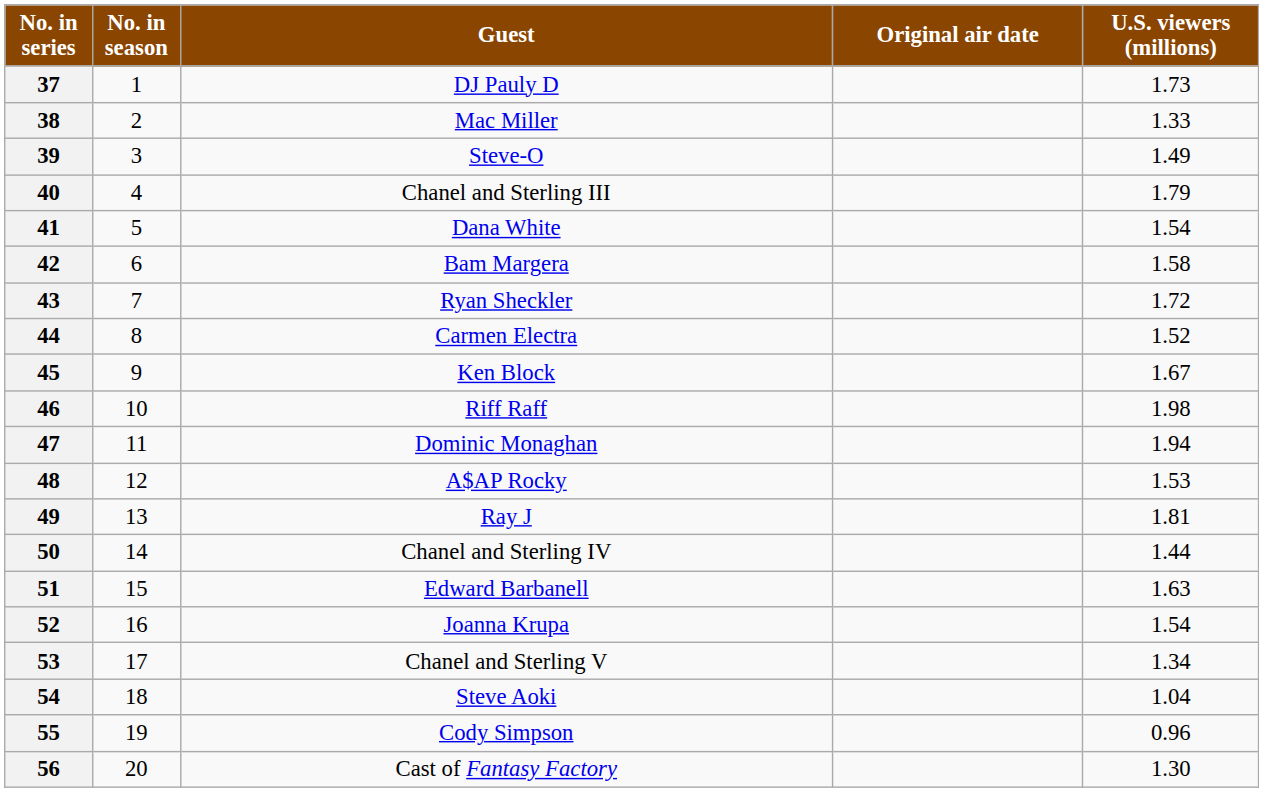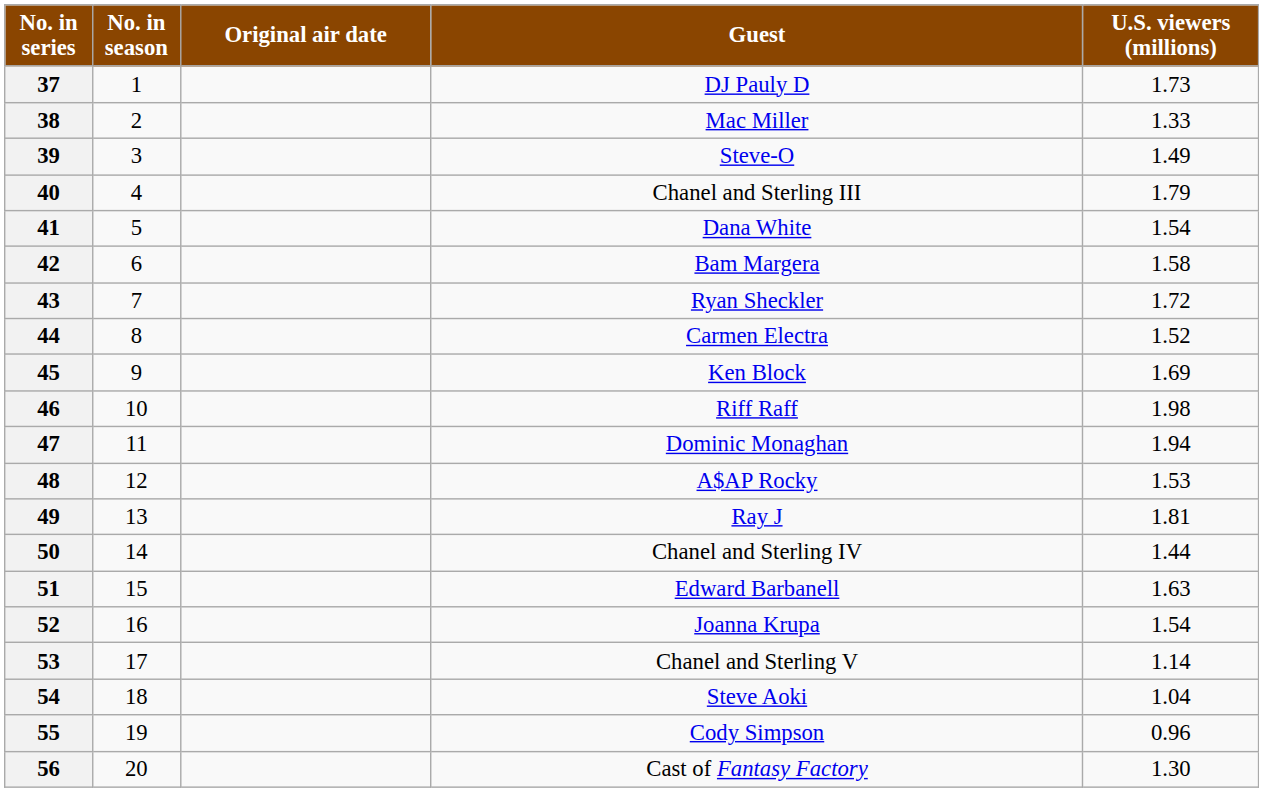columns swapped: (506, 35) <-> (958, 35)
(1171, 372) 1.67 -> (1171, 372) 1.69
(1171, 660) 1.34 -> (1171, 660) 1.14
